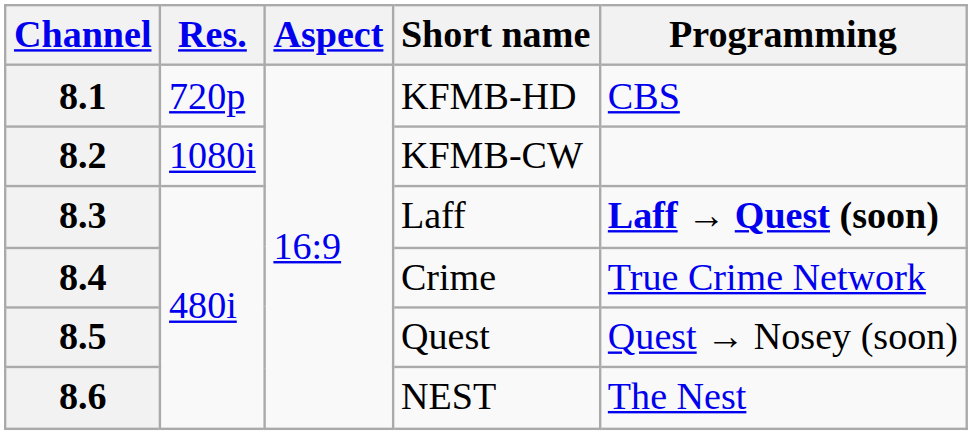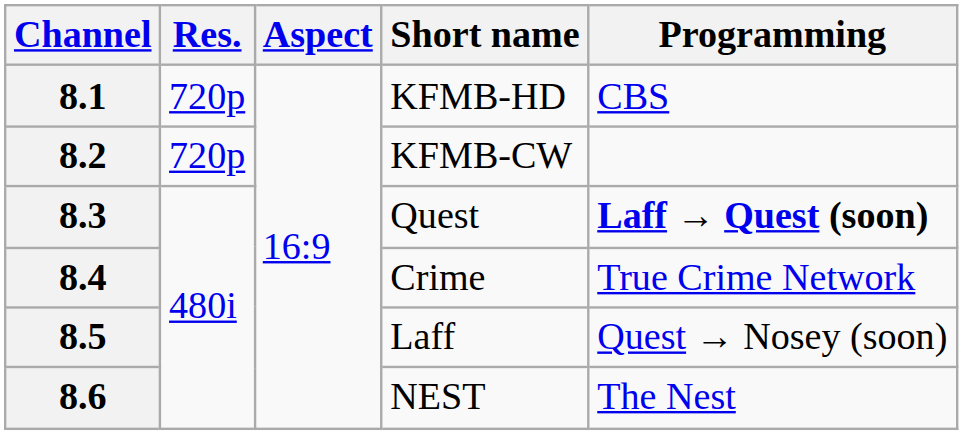(212, 155) 1080i -> (207, 155) 720p
(433, 215) Laff -> (435, 215) Quest
(445, 336) Quest -> (423, 336) Laff
